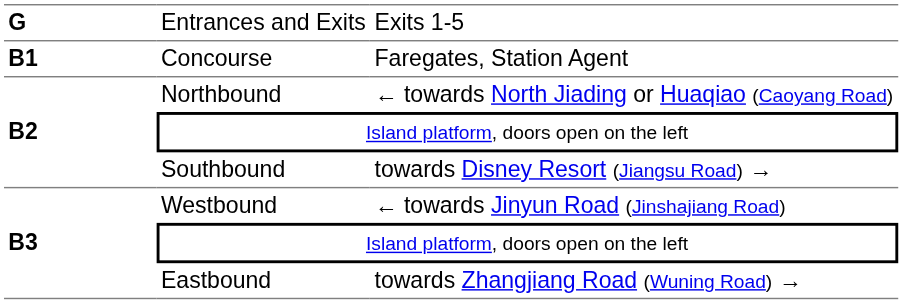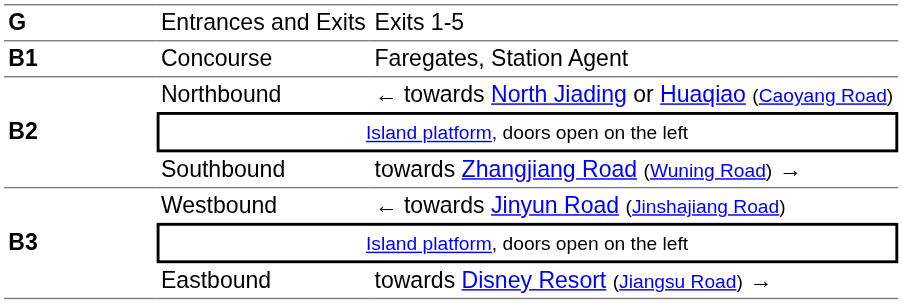(573, 169) towards Disney Resort (Jiangsu Road) → -> (588, 169) towards Zhangjiang Road (Wuning Road) →
(588, 280) towards Zhangjiang Road (Wuning Road) → -> (573, 280) towards Disney Resort (Jiangsu Road) →
